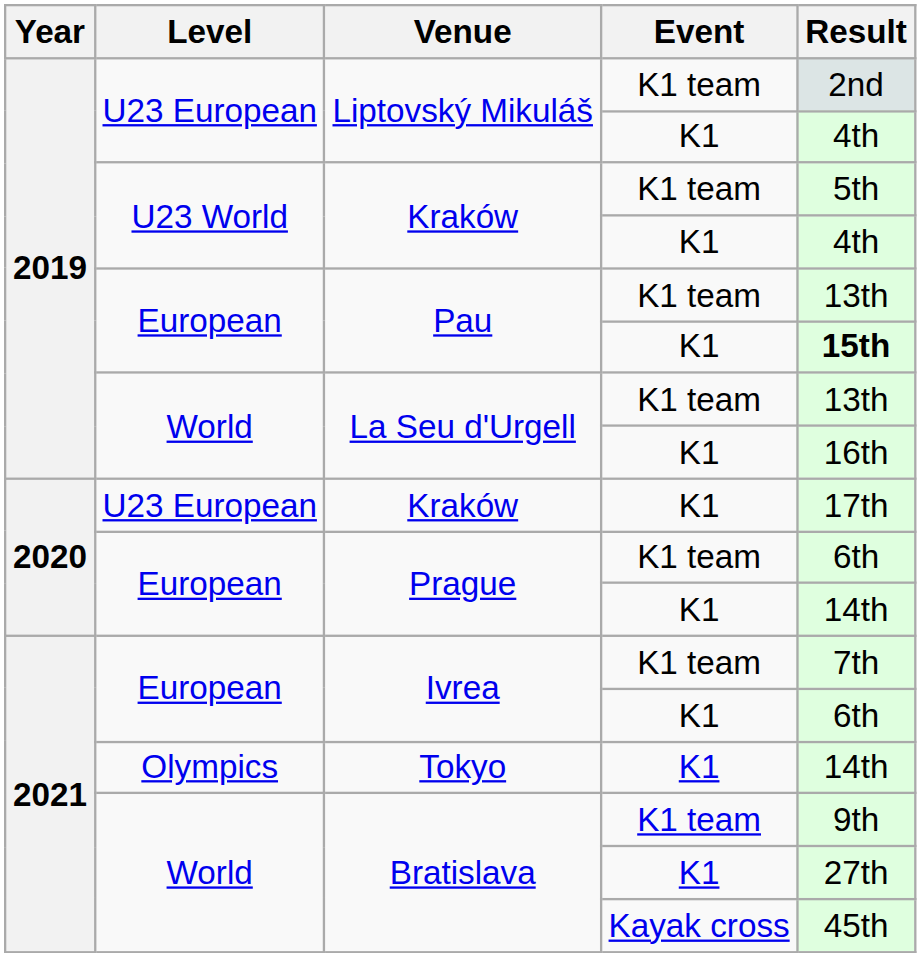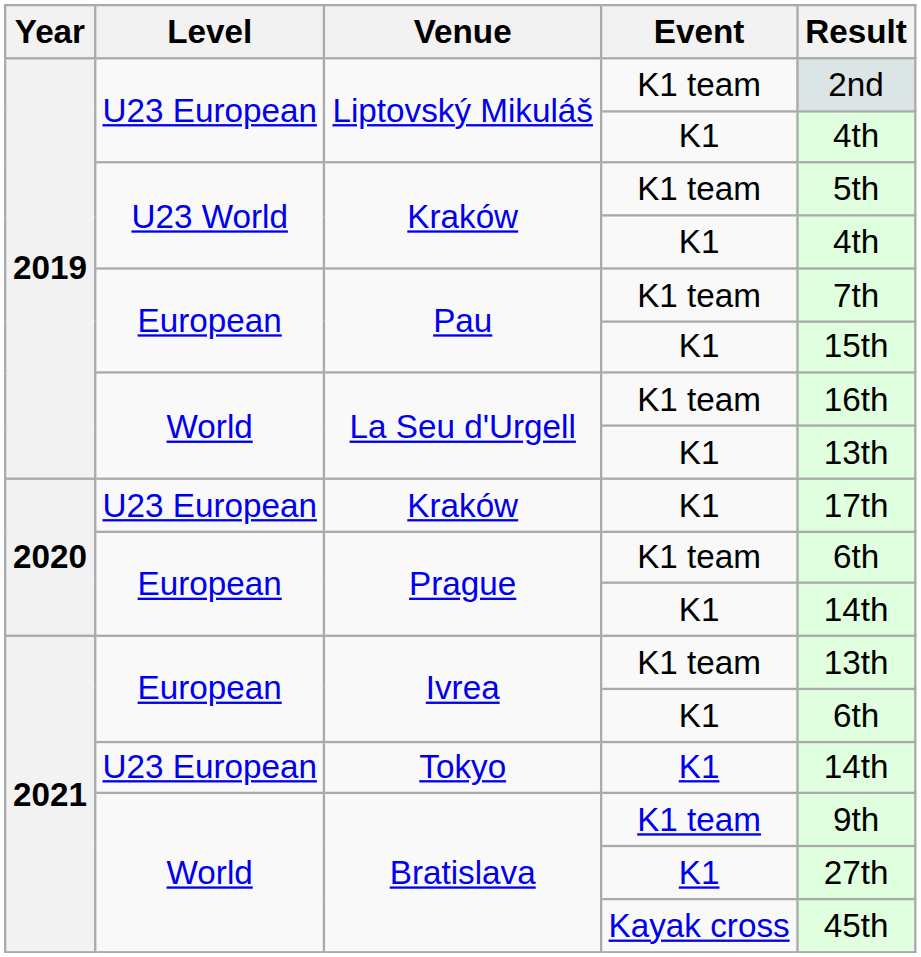(856, 295) 13th -> (856, 295) 7th
(856, 347) bold -> (856, 347) normal
(856, 400) 13th -> (856, 400) 16th
(856, 452) 16th -> (856, 452) 13th
(856, 662) 7th -> (856, 662) 13th
(210, 768) Olympics -> (210, 768) U23 European
